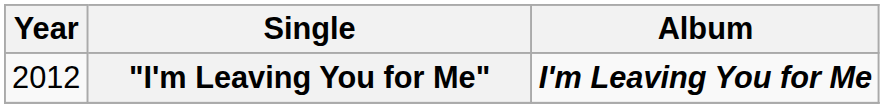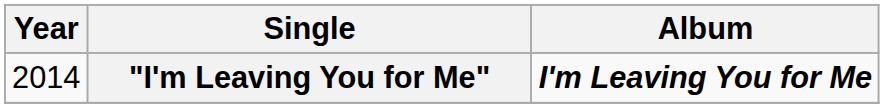(46, 77) 2012 -> (46, 77) 2014
